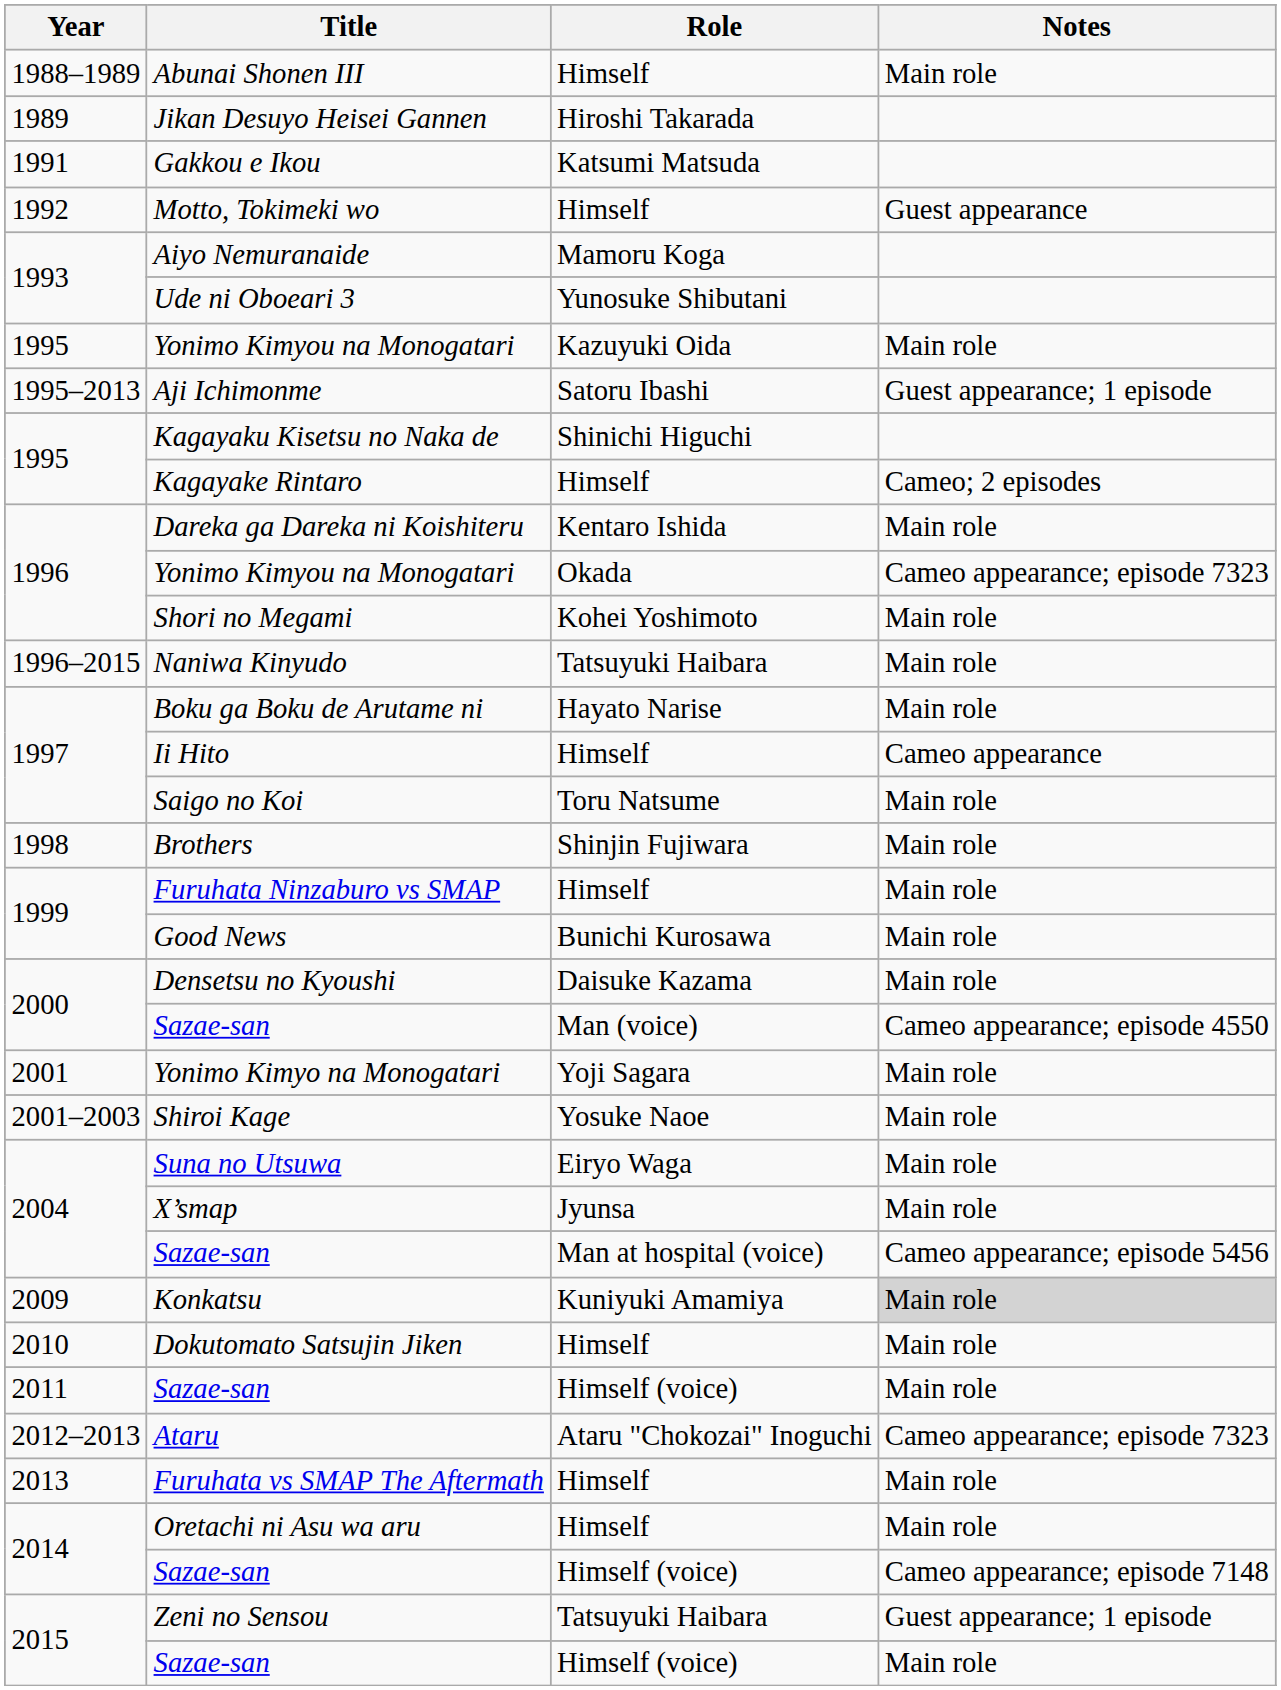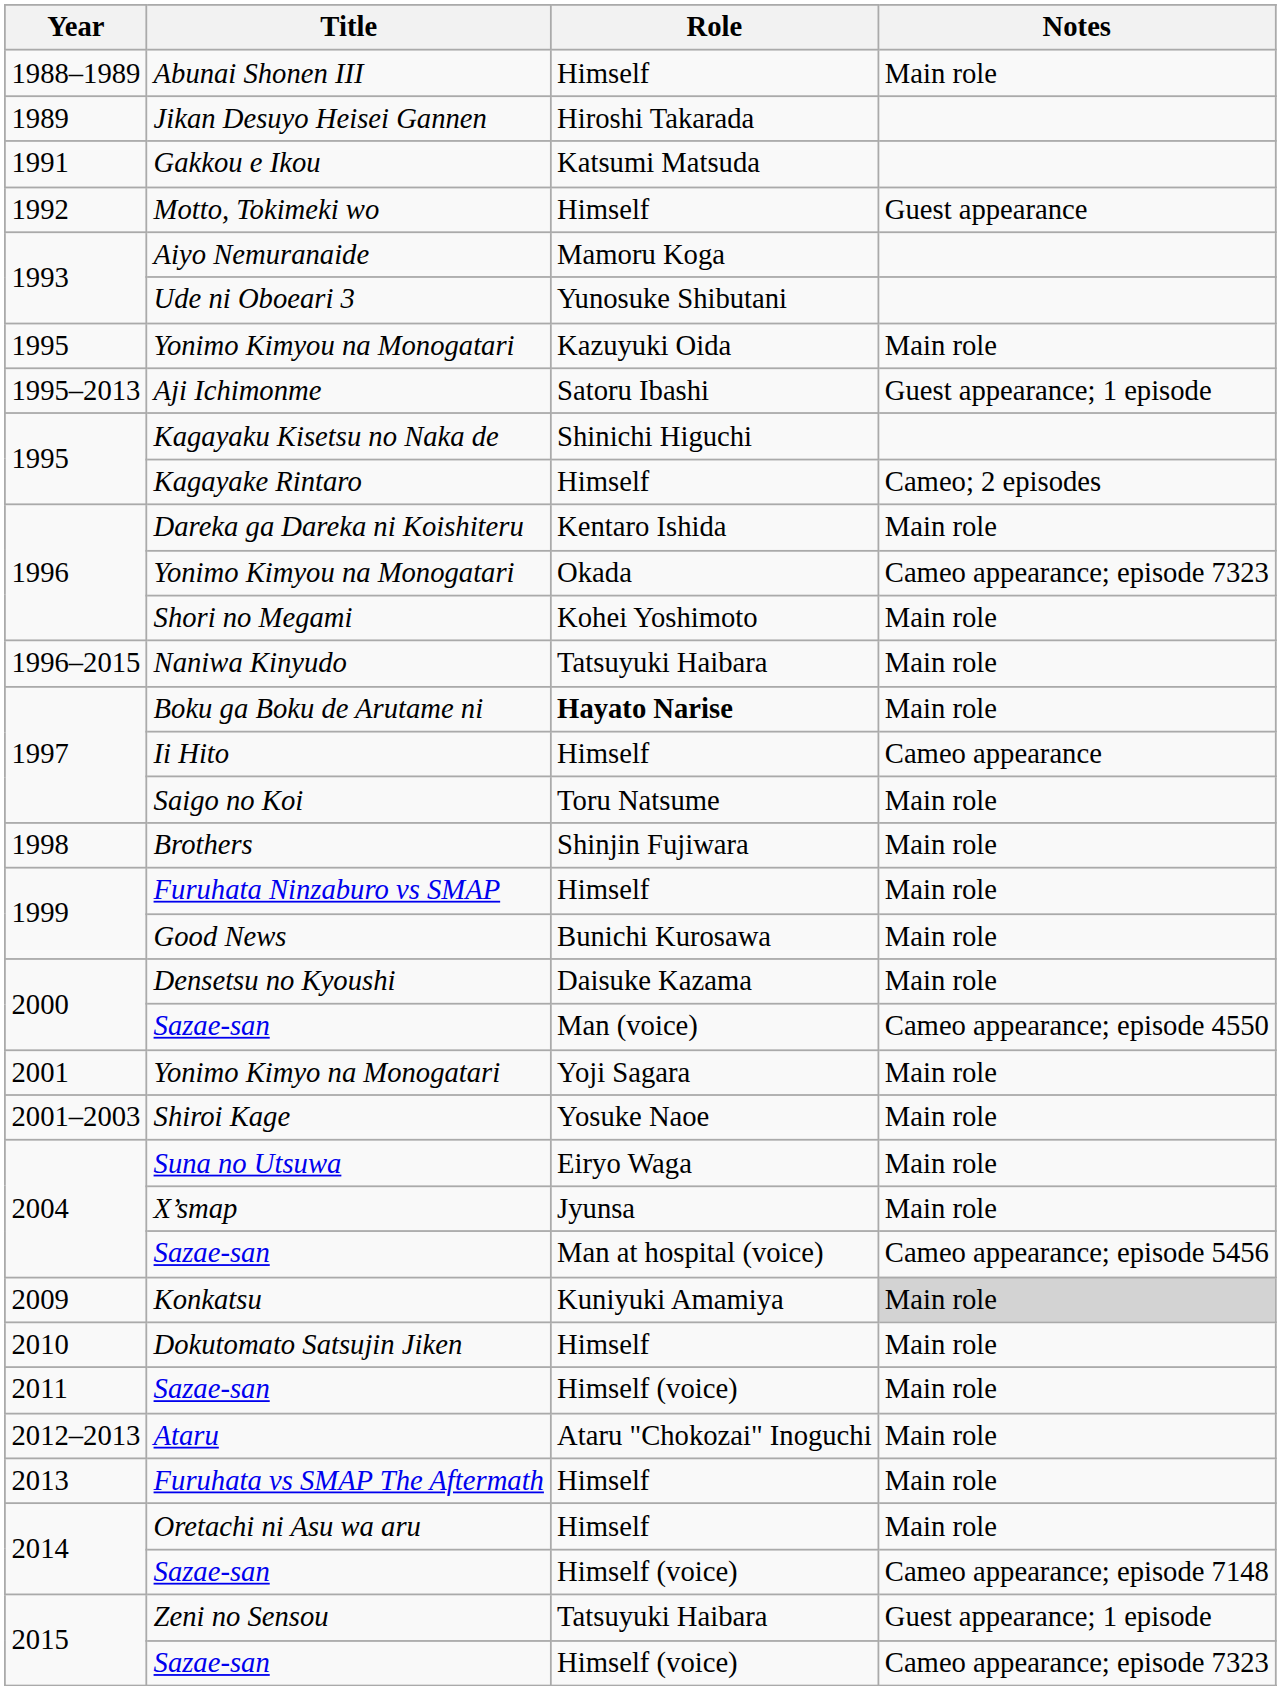(639, 708) normal -> (645, 708) bold
(1077, 1435) Cameo appearance; episode 7323 -> (941, 1435) Main role
(941, 1662) Main role -> (1077, 1662) Cameo appearance; episode 7323
